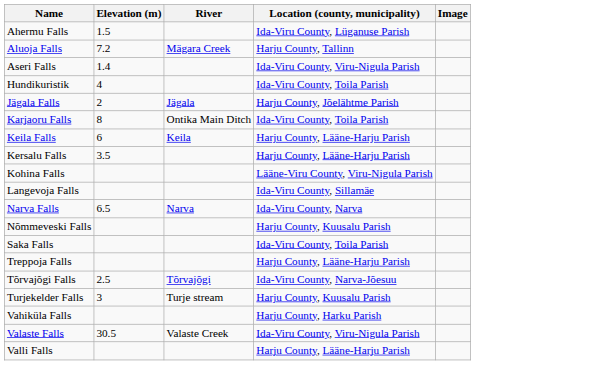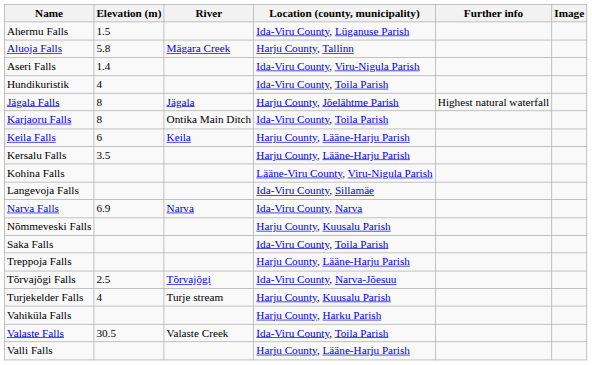+ column: (493, 13)
(103, 48) 7.2 -> (103, 48) 5.8
(99, 102) 2 -> (99, 102) 8
(103, 208) 6.5 -> (103, 208) 6.9
(99, 297) 3 -> (99, 297) 4
(338, 333) Ida-Viru County, Viru-Nigula Parish -> (322, 333) Ida-Viru County, Toila Parish
